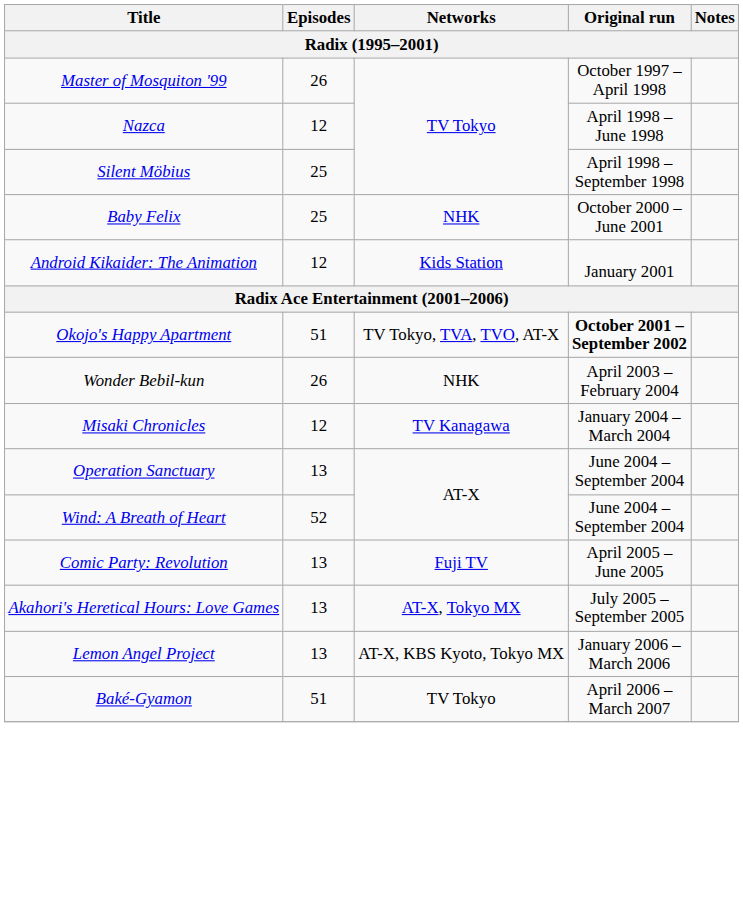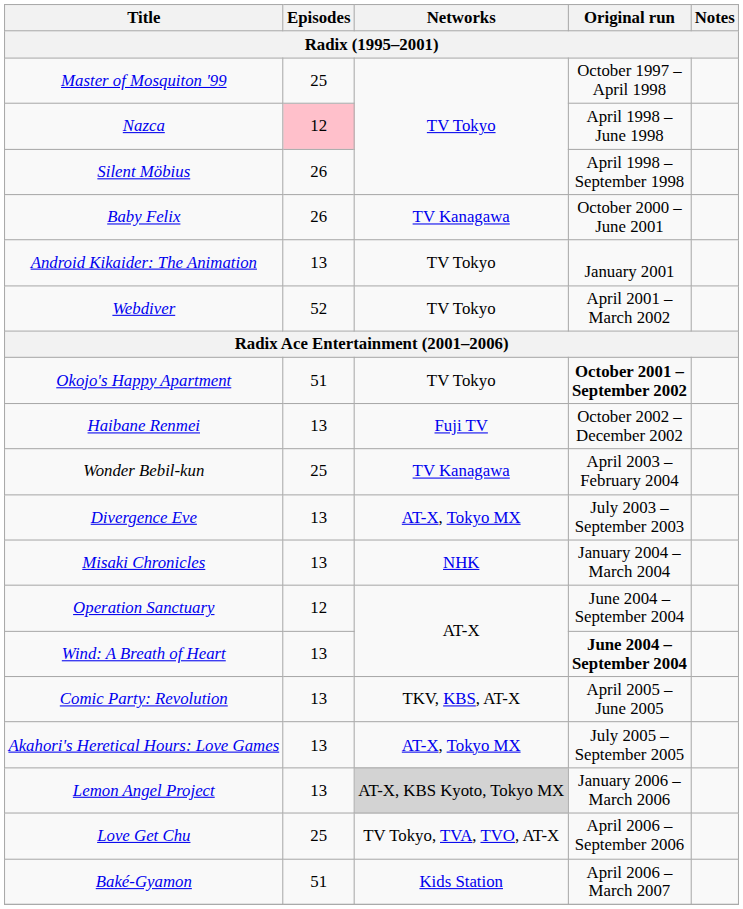(319, 80) 26 -> (319, 80) 25
(319, 126) no background -> (319, 126) pink background
(319, 171) 25 -> (319, 171) 26
(319, 217) 25 -> (319, 217) 26
(461, 217) NHK -> (461, 217) TV Kanagawa
(319, 262) 12 -> (319, 262) 13
(461, 262) Kids Station -> (461, 262) TV Tokyo
+ row: (144, 308)
(461, 334) TV Tokyo, TVA, TVO, AT-X -> (461, 380) TV Tokyo
+ row: (144, 426)
(319, 380) 26 -> (319, 471) 25
(461, 380) NHK -> (461, 471) TV Kanagawa
+ row: (144, 517)
(319, 426) 12 -> (319, 562) 13
(461, 426) TV Kanagawa -> (461, 562) NHK
(319, 471) 13 -> (319, 608) 12
(319, 517) 52 -> (319, 653) 13
(629, 517) normal -> (629, 653) bold
(461, 562) Fuji TV -> (461, 699) TKV, KBS, AT-X
(461, 653) no background -> (461, 790) lightgrey background
+ row: (144, 835)
(461, 699) TV Tokyo -> (461, 881) Kids Station
